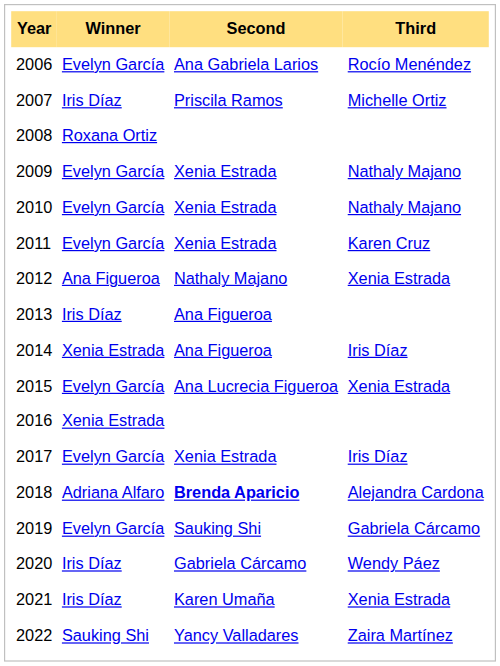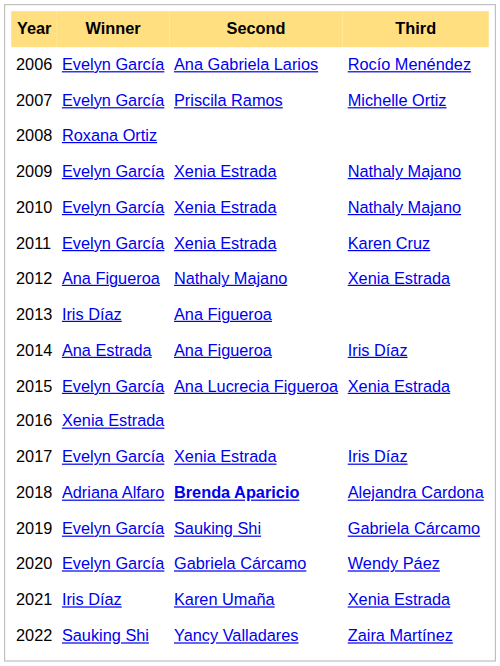(92, 100) Iris Díaz -> (113, 100) Evelyn García
(113, 350) Xenia Estrada -> (107, 350) Ana Estrada
(92, 564) Iris Díaz -> (113, 564) Evelyn García
